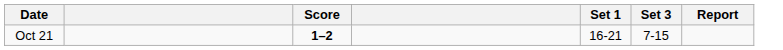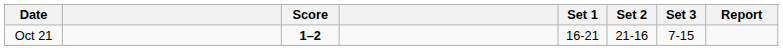+ column: (632, 15)
